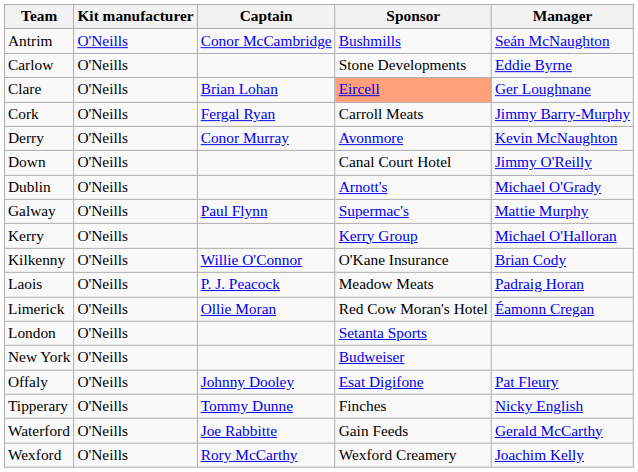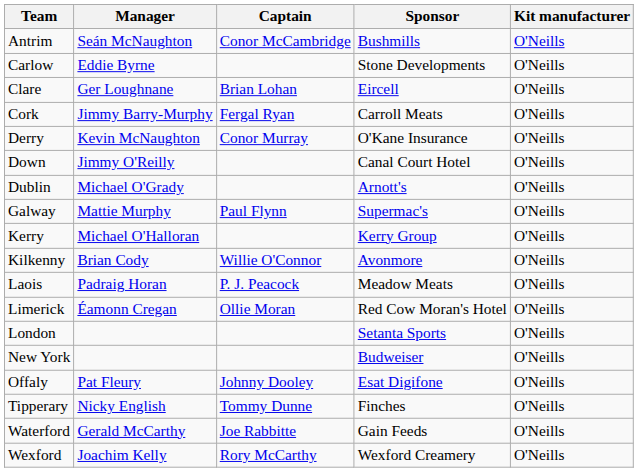columns swapped: (563, 16) <-> (135, 16)
(359, 89) lightsalmon background -> (378, 89) no background
(371, 138) Avonmore -> (413, 138) O'Kane Insurance
(394, 260) O'Kane Insurance -> (390, 260) Avonmore
